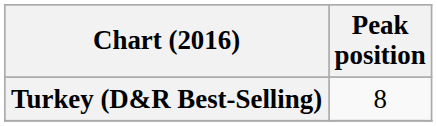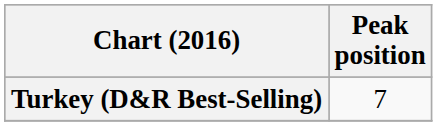(380, 98) 8 -> (380, 98) 7
